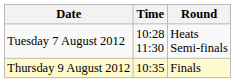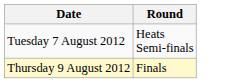- column: (150, 14)
